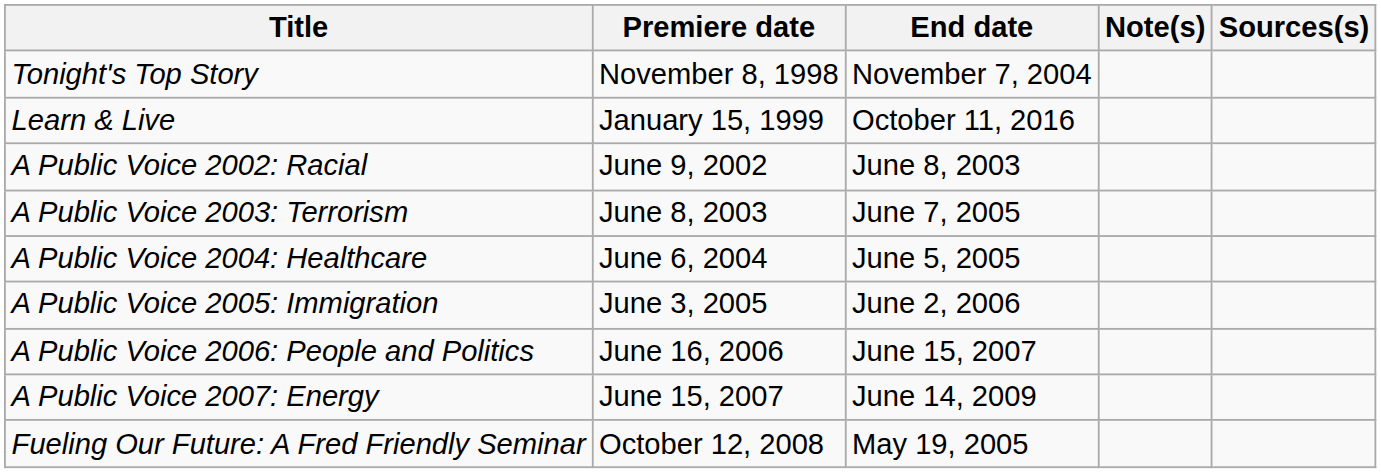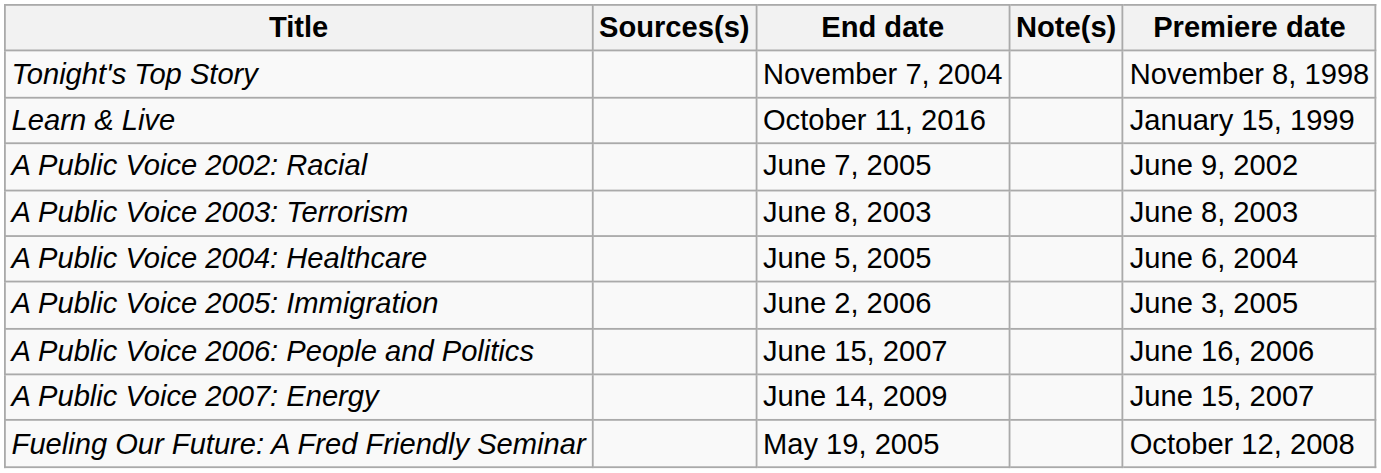columns swapped: (719, 27) <-> (1294, 27)
(936, 166) June 8, 2003 -> (847, 166) June 7, 2005
(936, 212) June 7, 2005 -> (847, 212) June 8, 2003
